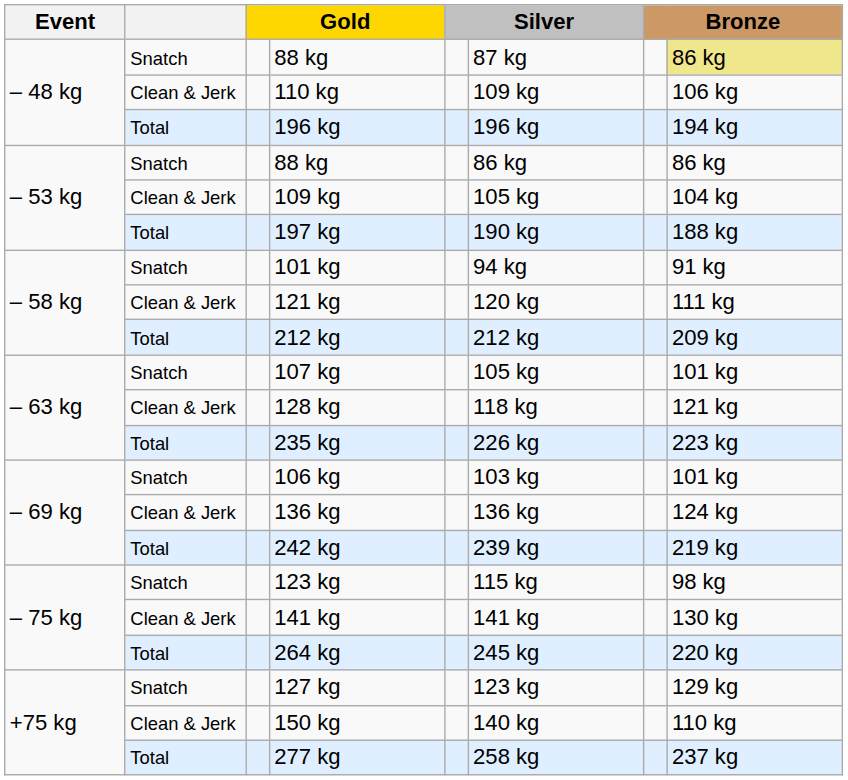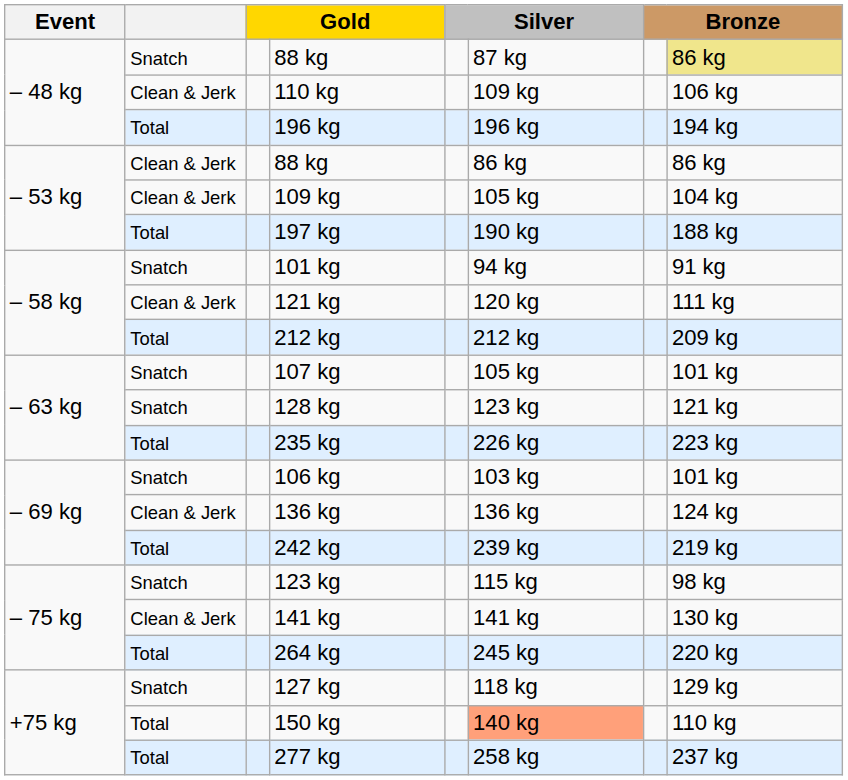(159, 163) Snatch -> (183, 163) Clean & Jerk
(183, 408) Clean & Jerk -> (159, 408) Snatch
(505, 407) 118 kg -> (506, 407) 123 kg
(506, 687) 123 kg -> (505, 687) 118 kg
(183, 723) Clean & Jerk -> (150, 723) Total
(506, 722) no background -> (506, 722) lightsalmon background
